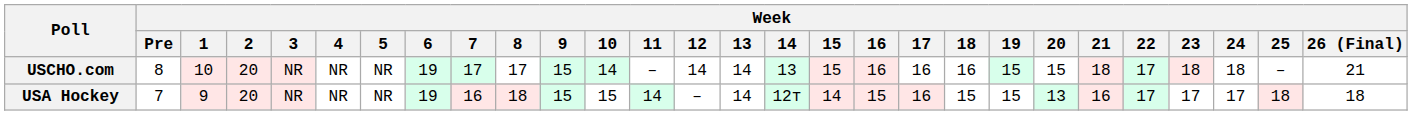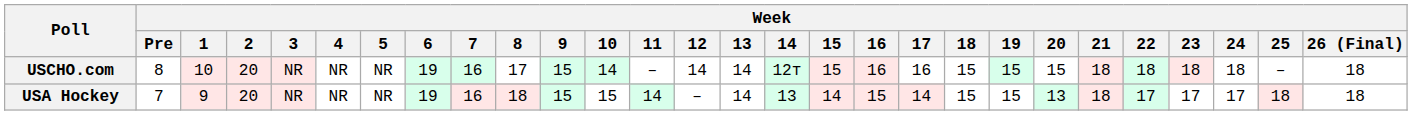(473, 70) 17 -> (473, 70) 16
(787, 70) 13 -> (787, 70) 12т
(966, 70) 16 -> (966, 70) 15
(1146, 70) 17 -> (1146, 70) 18
(1355, 70) 21 -> (1355, 70) 18
(787, 97) 12т -> (787, 97) 13
(922, 97) 16 -> (922, 97) 14
(1101, 97) 16 -> (1101, 97) 18
